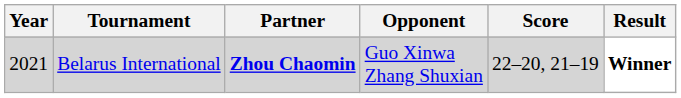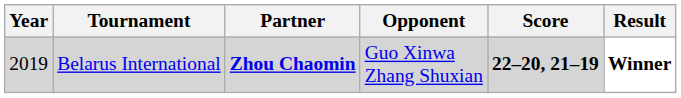(29, 64) 2021 -> (29, 64) 2019
(545, 64) normal -> (545, 64) bold
